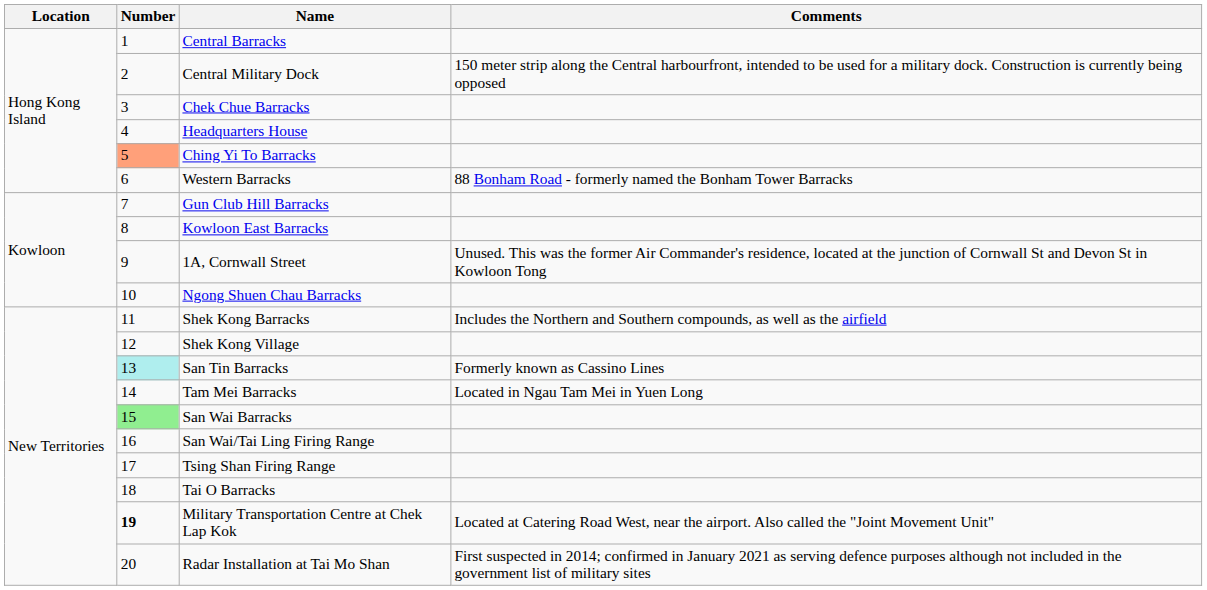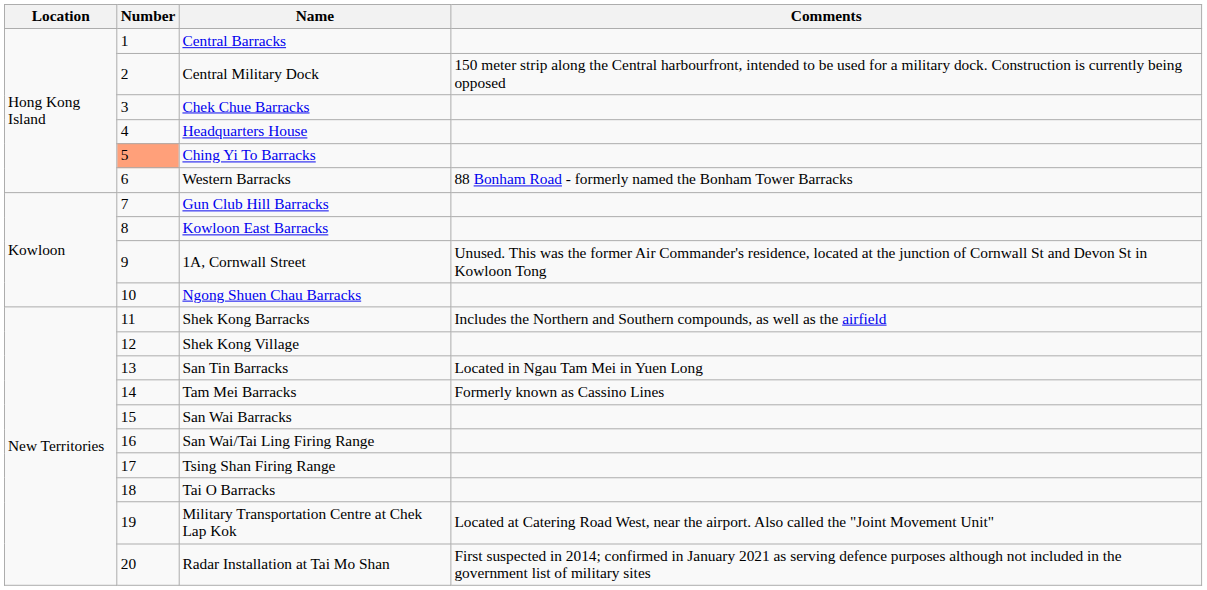(128, 367) paleturquoise background -> (128, 367) no background
(559, 367) Formerly known as Cassino Lines -> (579, 367) Located in Ngau Tam Mei in Yuen Long
(579, 392) Located in Ngau Tam Mei in Yuen Long -> (559, 392) Formerly known as Cassino Lines
(128, 416) lightgreen background -> (128, 416) no background
(128, 522) bold -> (128, 522) normal
